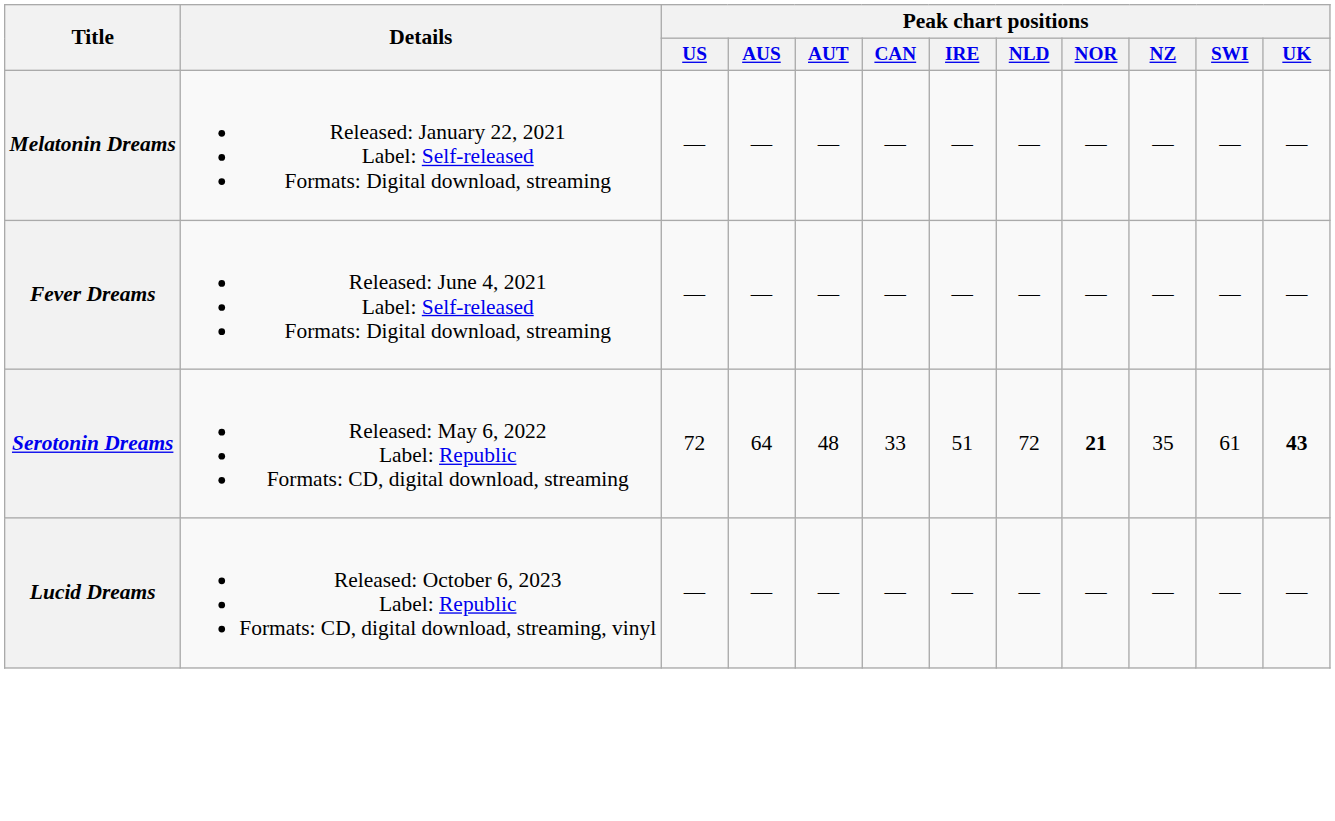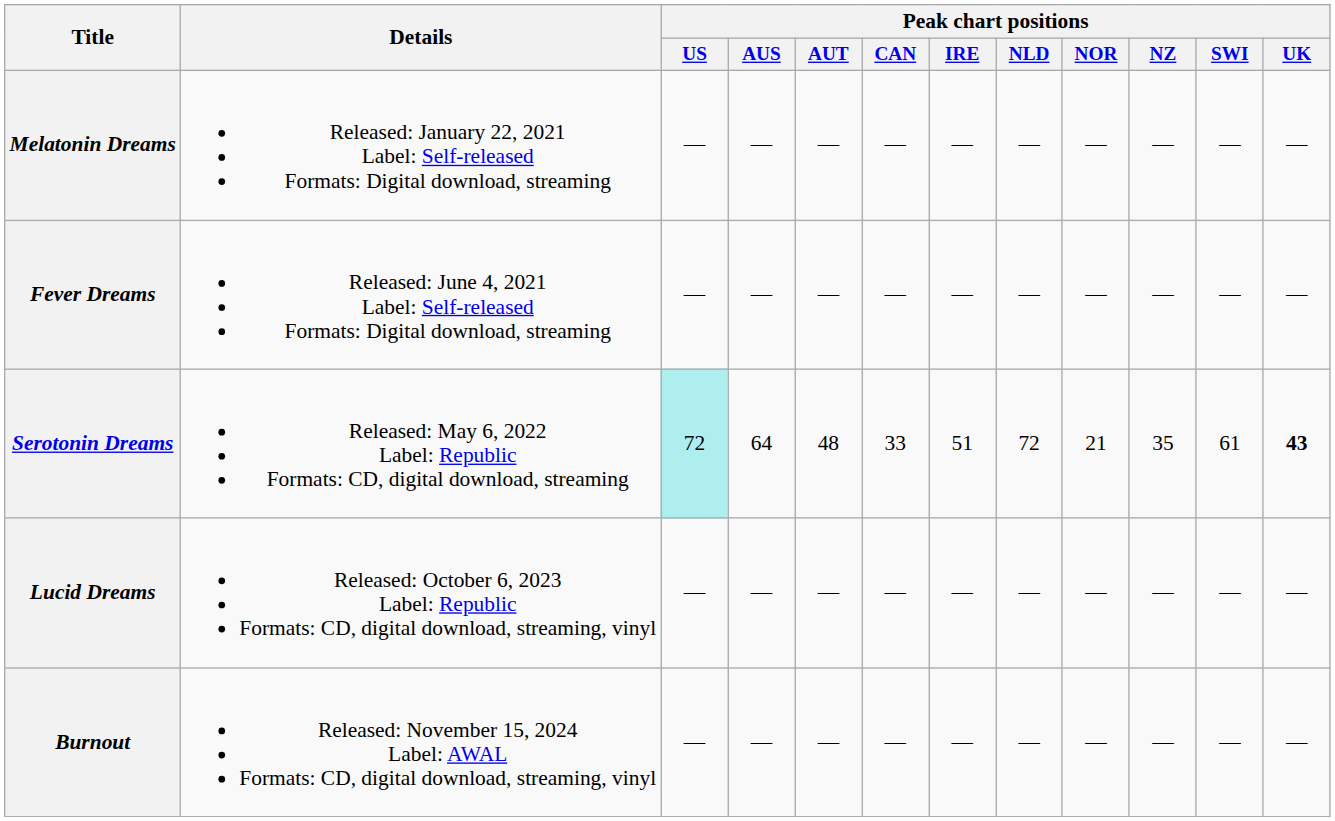(695, 443) no background -> (695, 443) paleturquoise background
(1096, 443) bold -> (1096, 443) normal
+ row: (93, 741)
